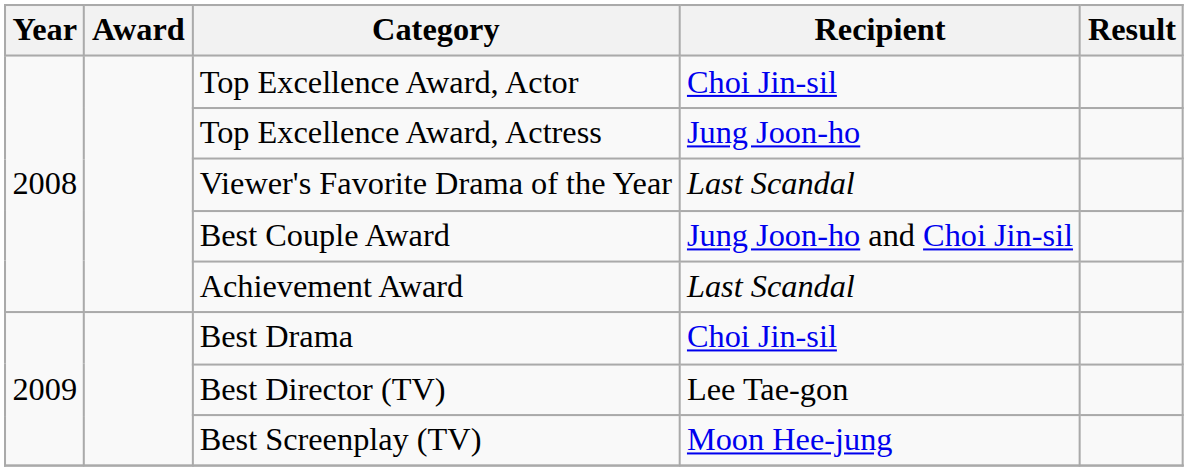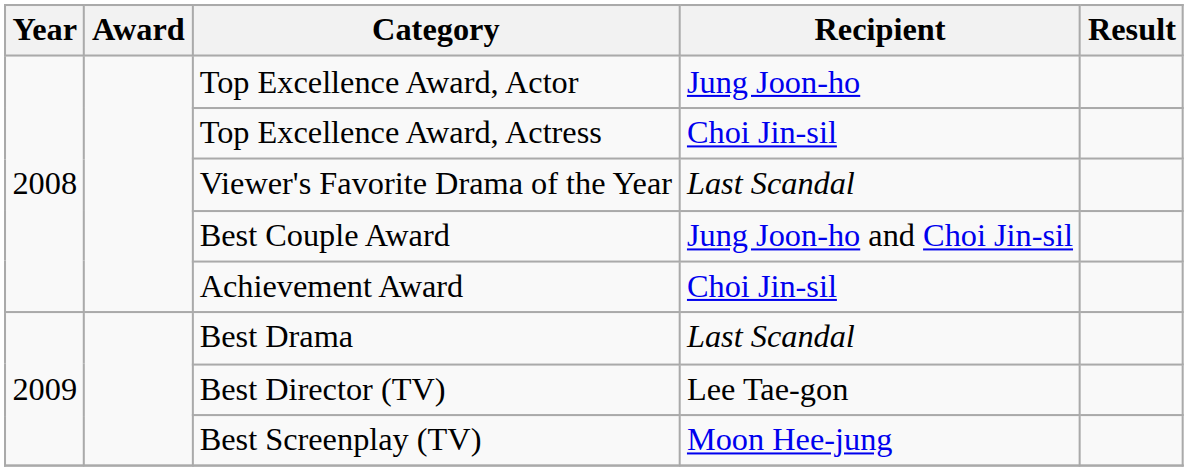(762, 81) Choi Jin-sil -> (774, 81) Jung Joon-ho
(774, 132) Jung Joon-ho -> (762, 132) Choi Jin-sil
(771, 286) Last Scandal -> (762, 286) Choi Jin-sil
(762, 337) Choi Jin-sil -> (771, 337) Last Scandal
